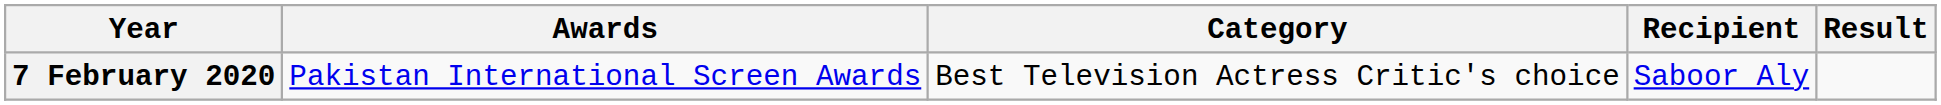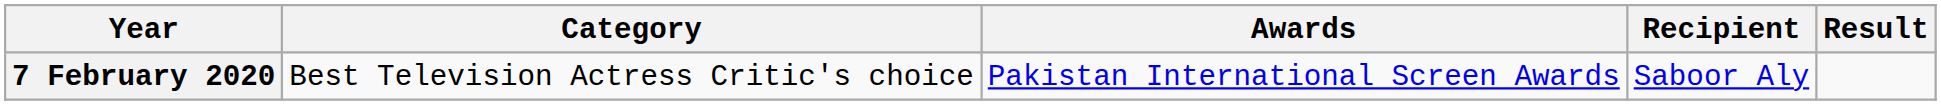columns swapped: (605, 29) <-> (1277, 29)
